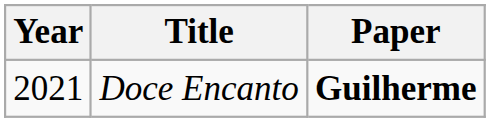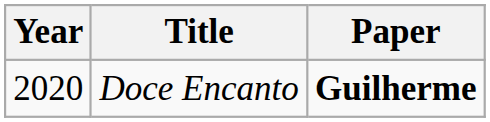(48, 87) 2021 -> (48, 87) 2020
